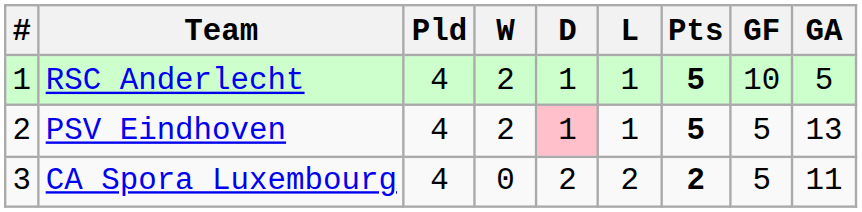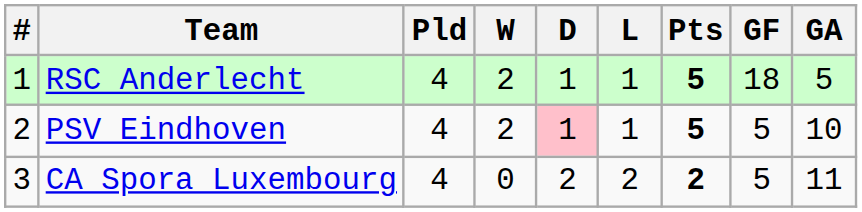(762, 81) 10 -> (762, 81) 18
(824, 131) 13 -> (824, 131) 10
